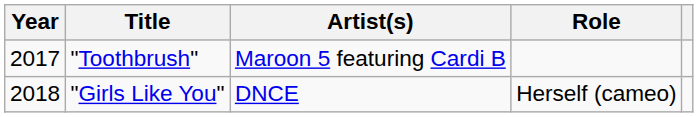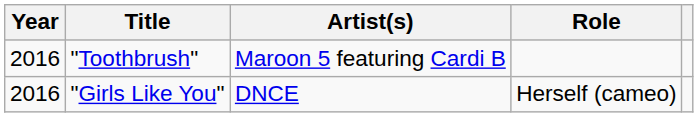(35, 58) 2017 -> (35, 58) 2016
(35, 93) 2018 -> (35, 93) 2016
